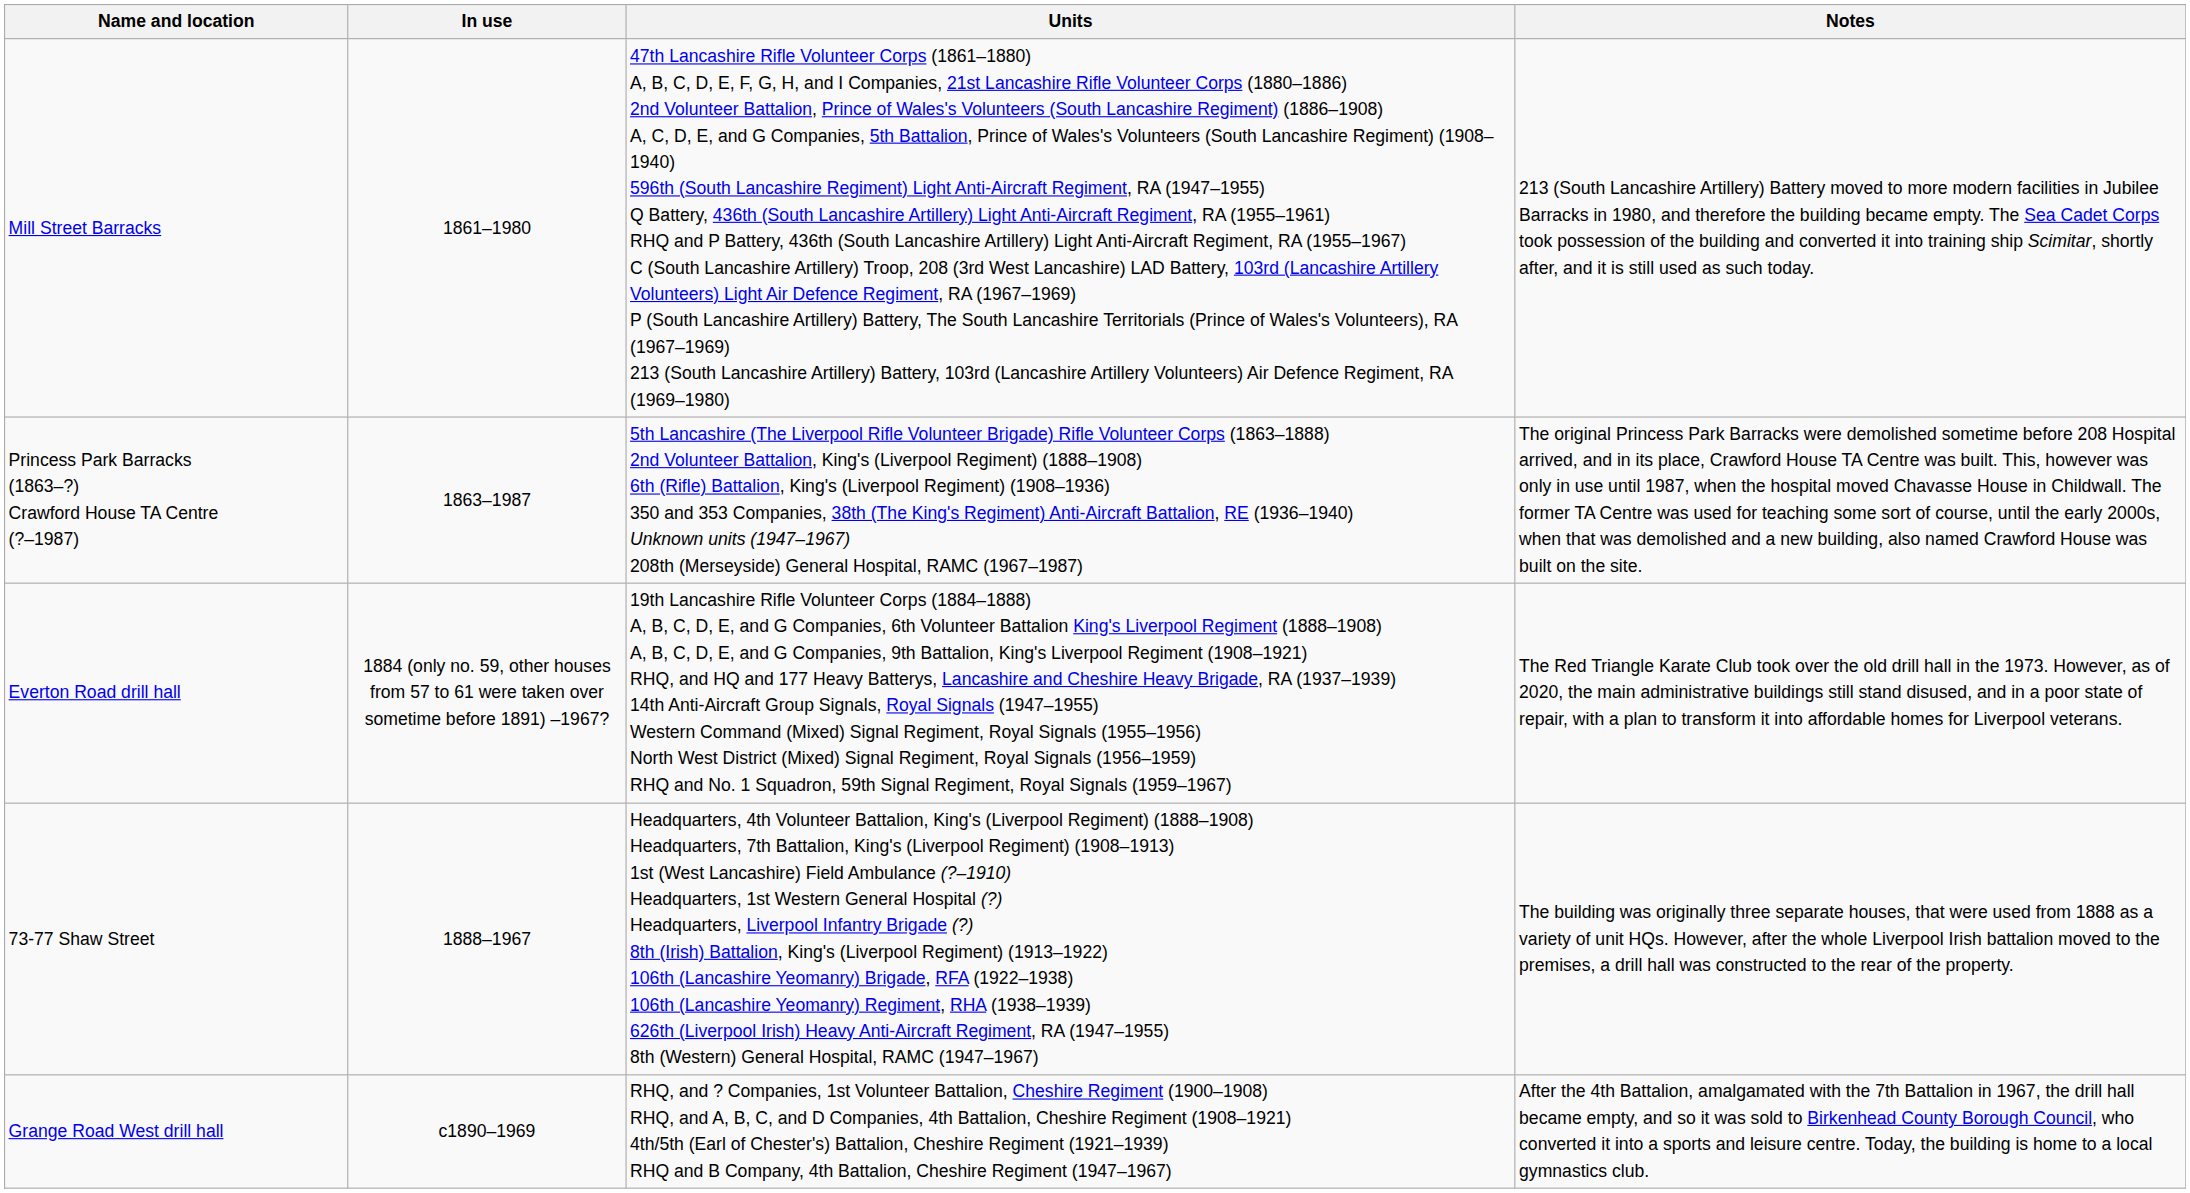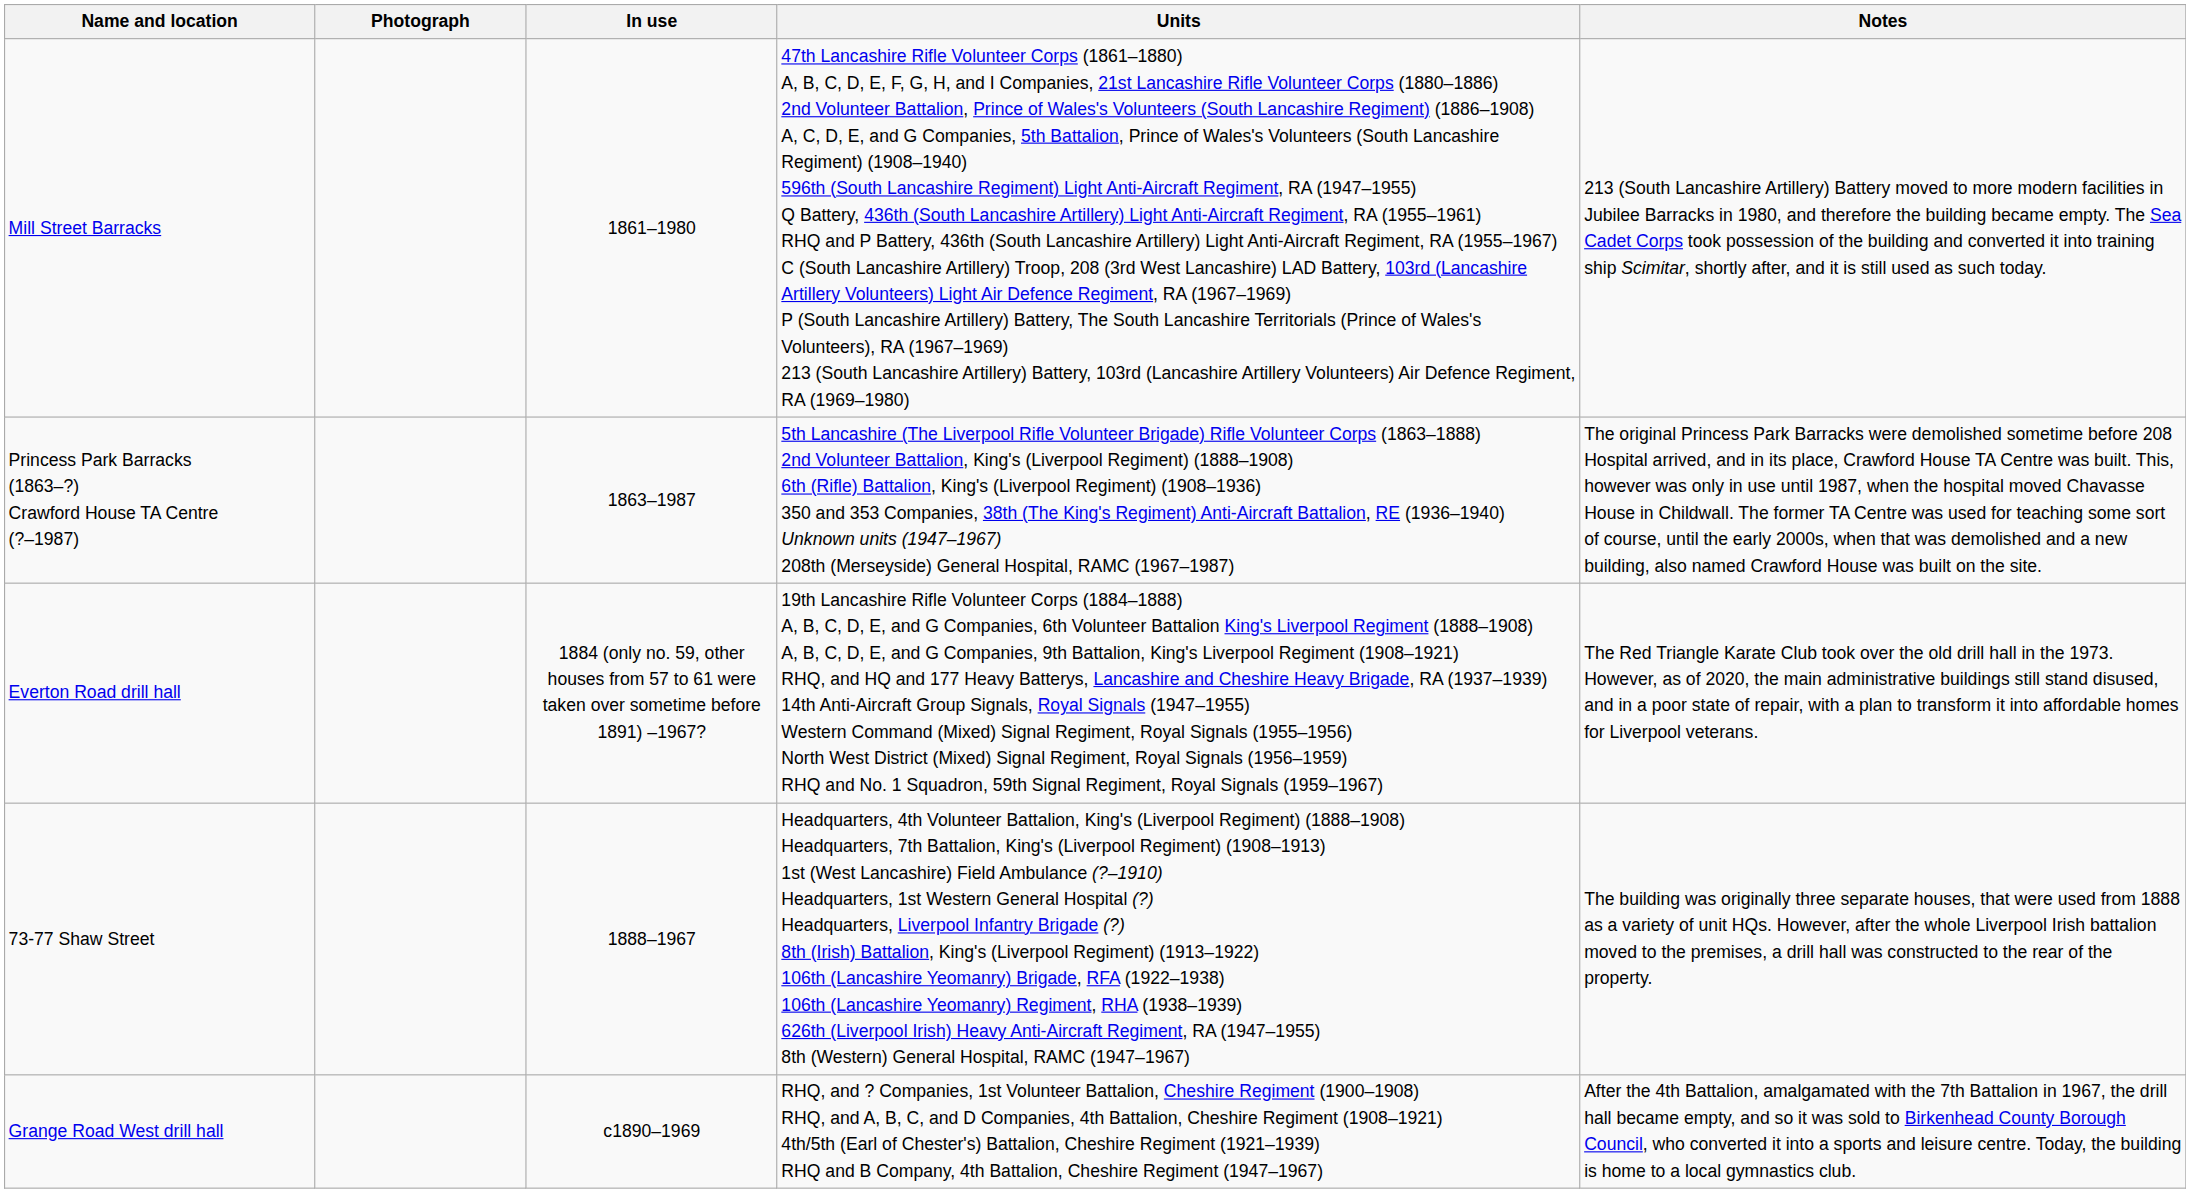+ column: (420, 21)
